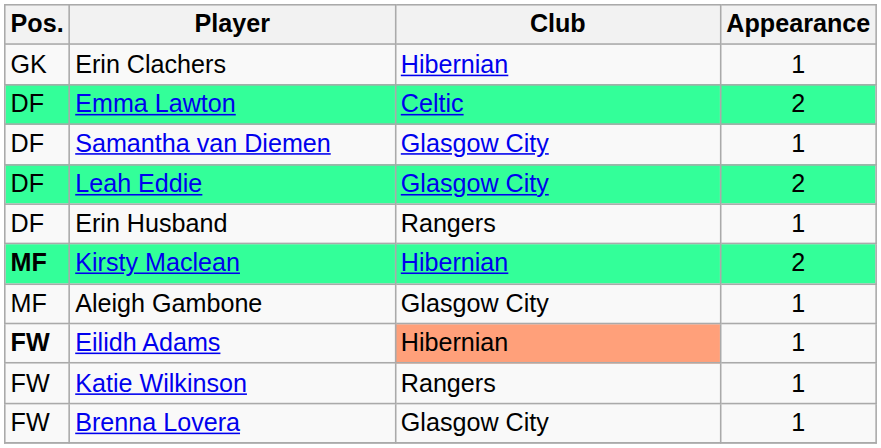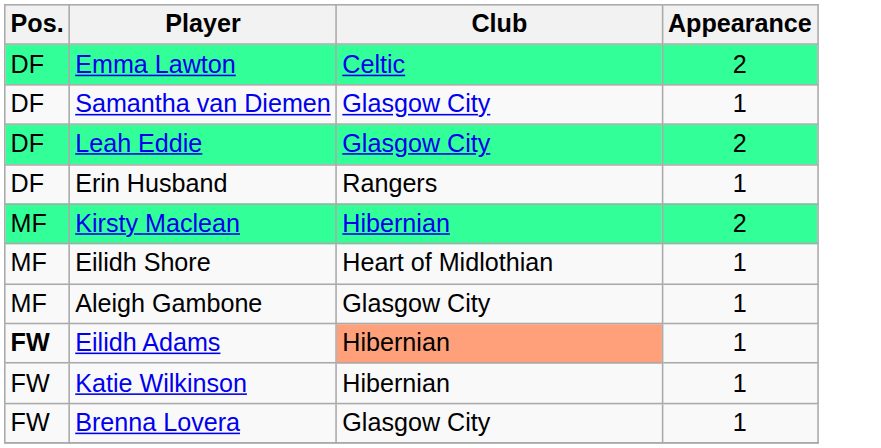- row: (151, 64)
(29, 263) bold -> (29, 223) normal
+ row: (143, 263)
(448, 382) Rangers -> (396, 382) Hibernian
